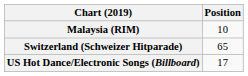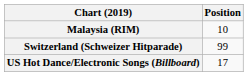(223, 46) 65 -> (223, 46) 99
